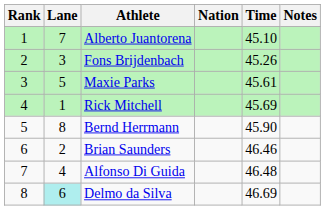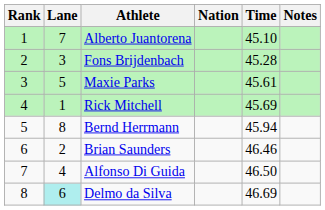(261, 60) 45.26 -> (261, 60) 45.28
(261, 127) 45.90 -> (261, 127) 45.94
(261, 171) 46.48 -> (261, 171) 46.50
